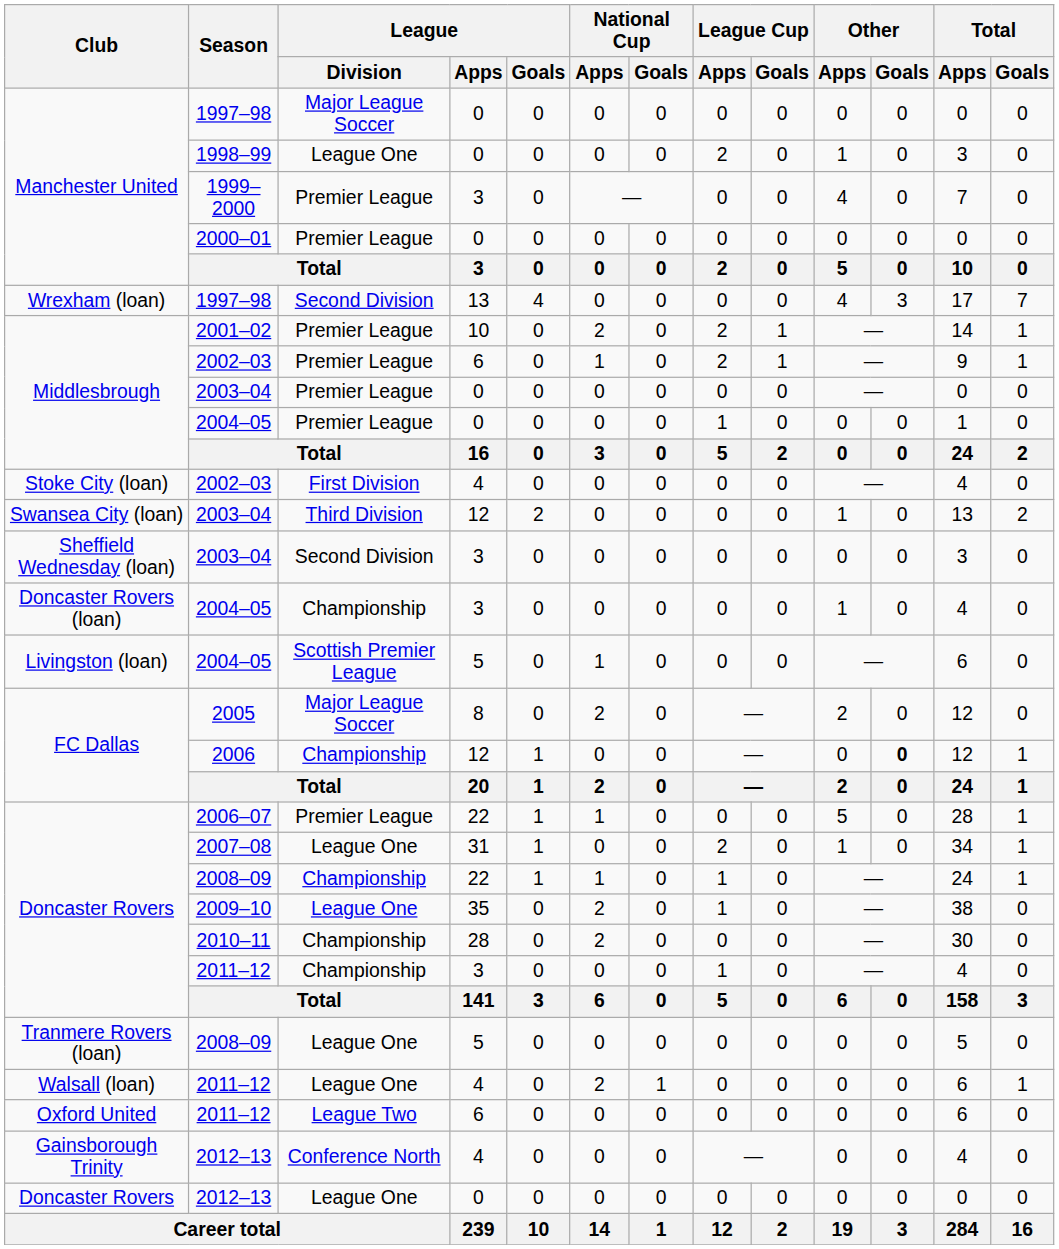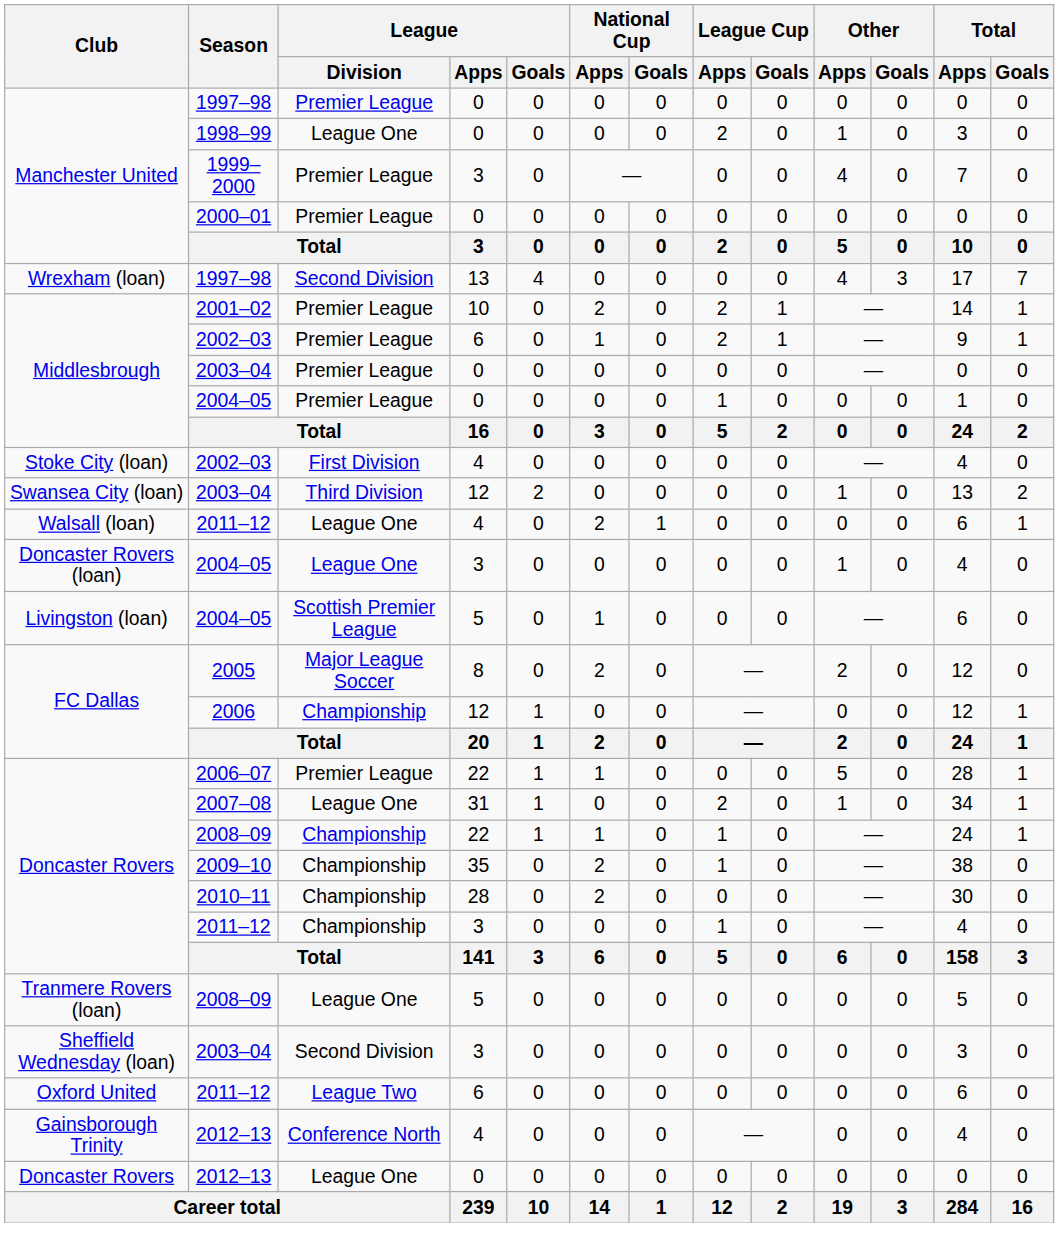(364, 113) Major League Soccer -> (364, 103) Premier League
rows swapped: (97, 556) <-> (97, 1084)
(364, 609) Championship -> (364, 565) League One
(902, 755) bold -> (902, 712) normal
(364, 909) League One -> (364, 865) Championship
